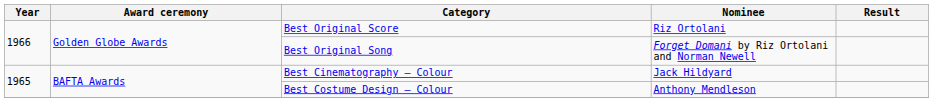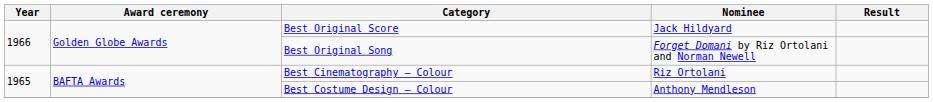(690, 29) Riz Ortolani -> (693, 29) Jack Hildyard
(693, 73) Jack Hildyard -> (690, 73) Riz Ortolani
